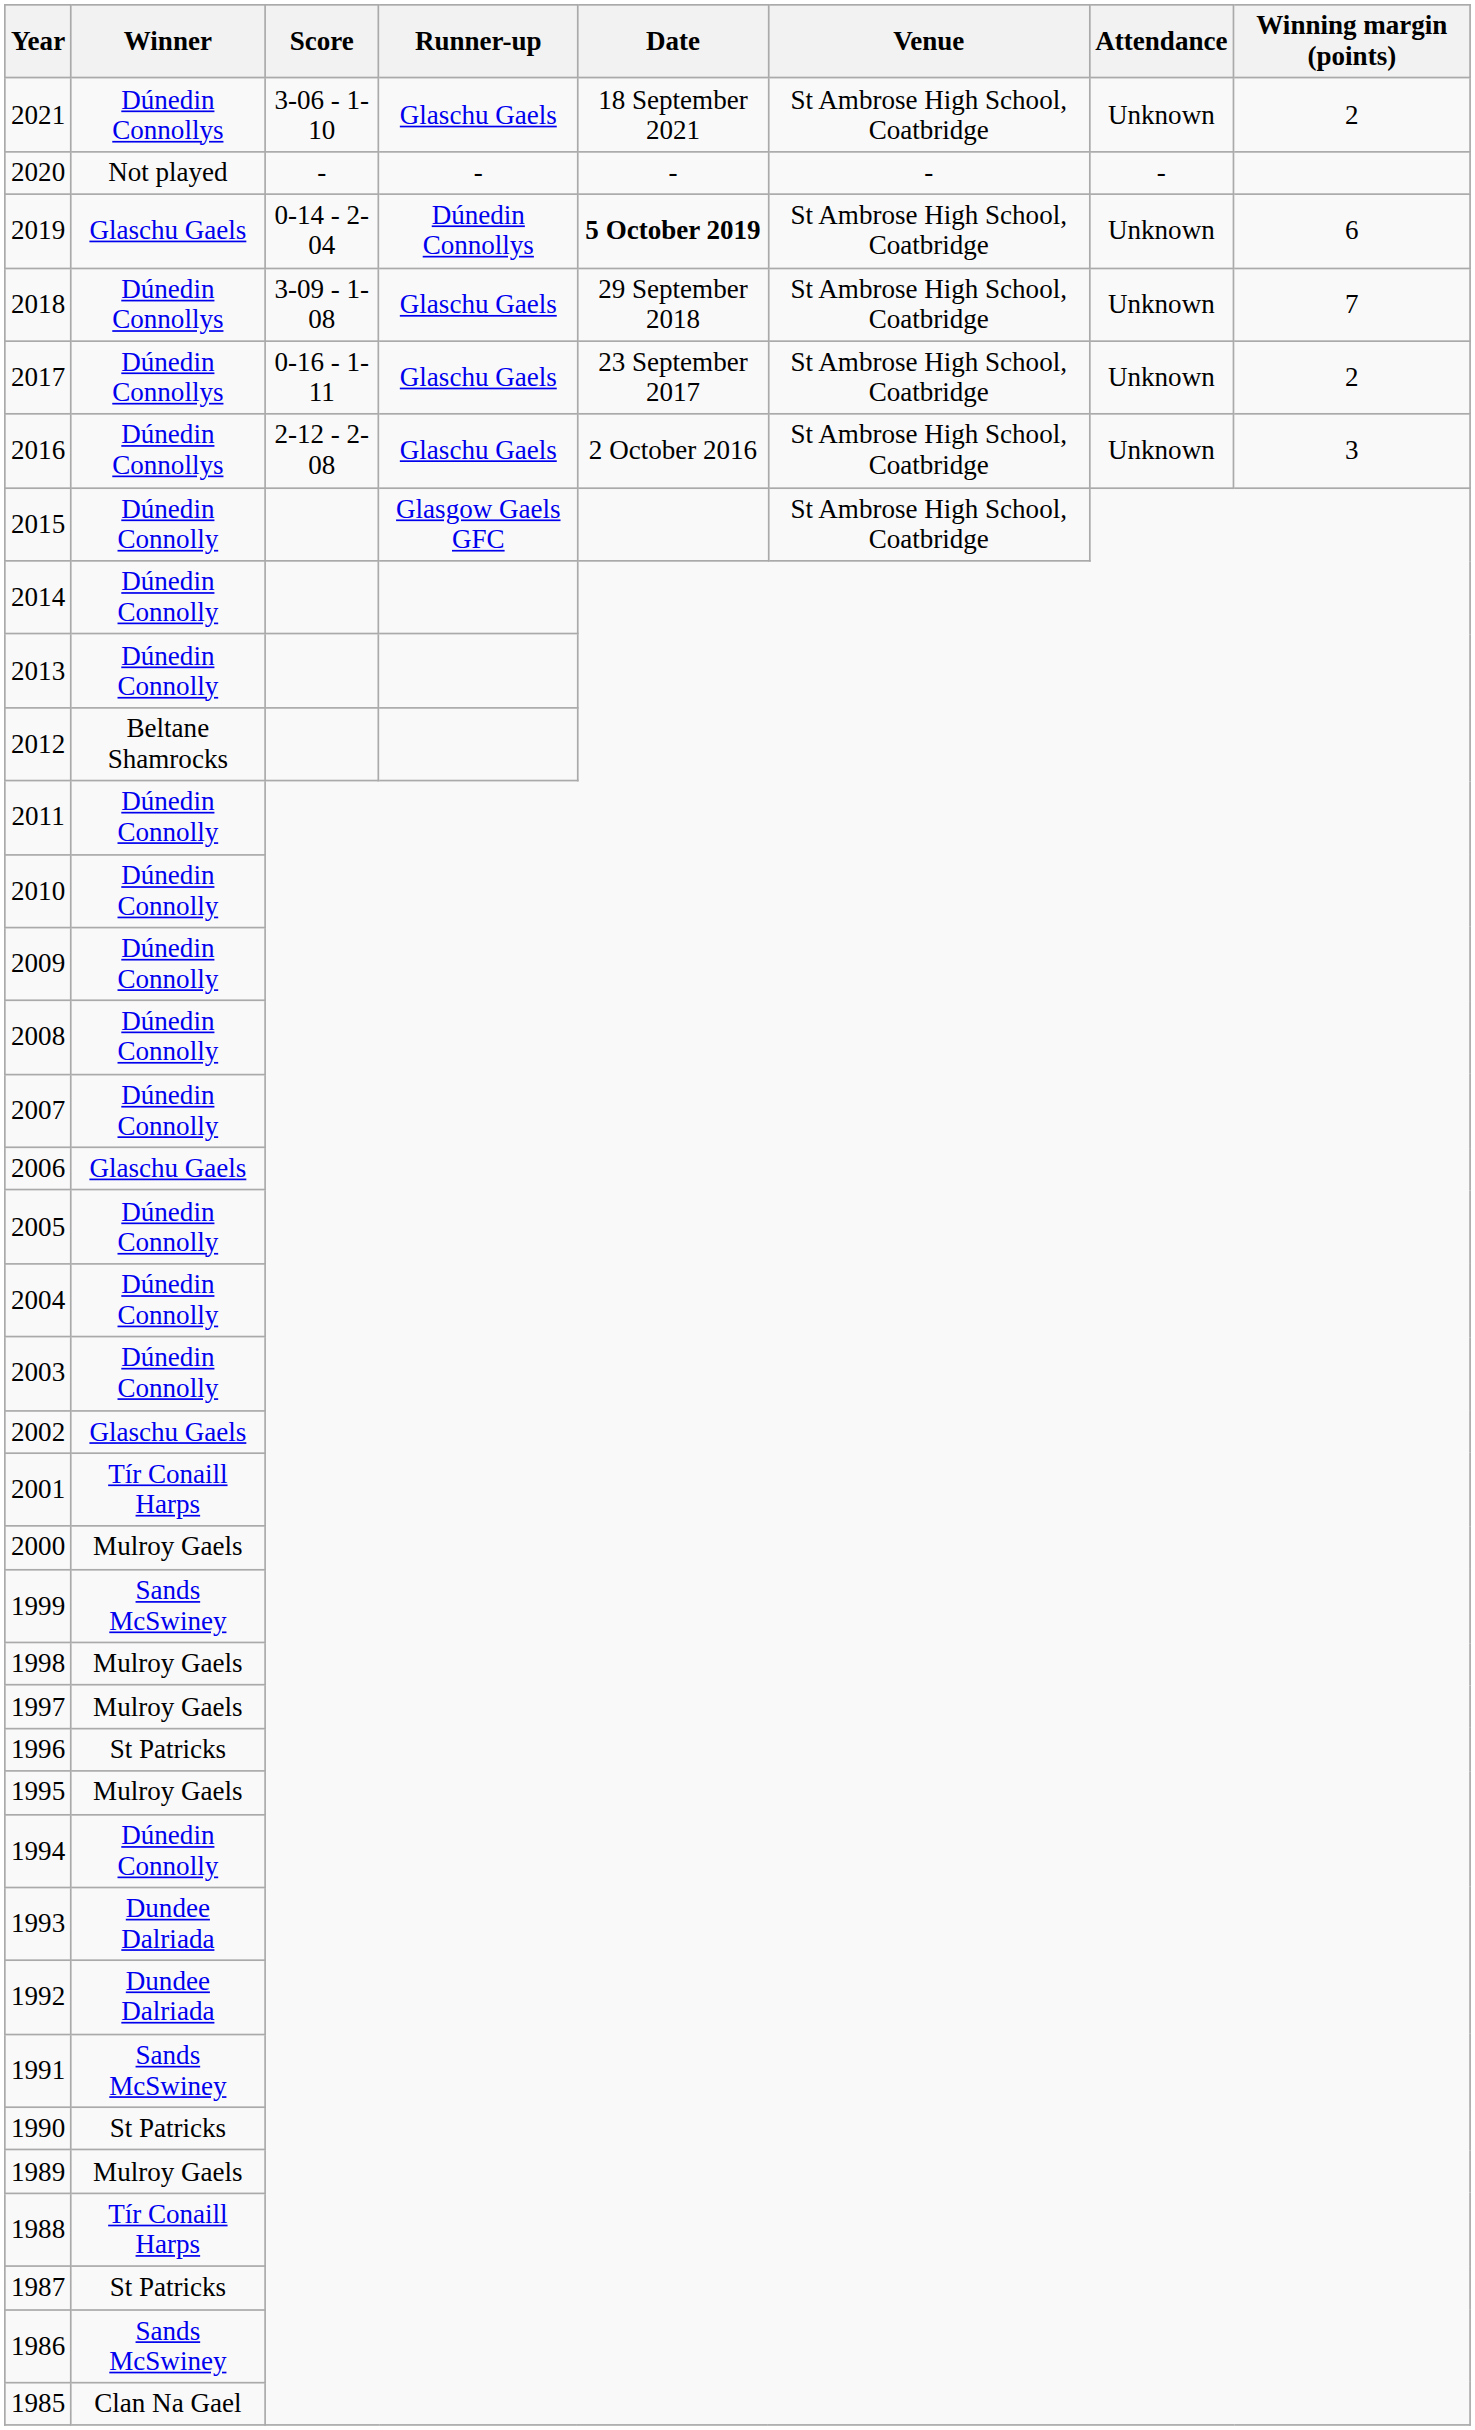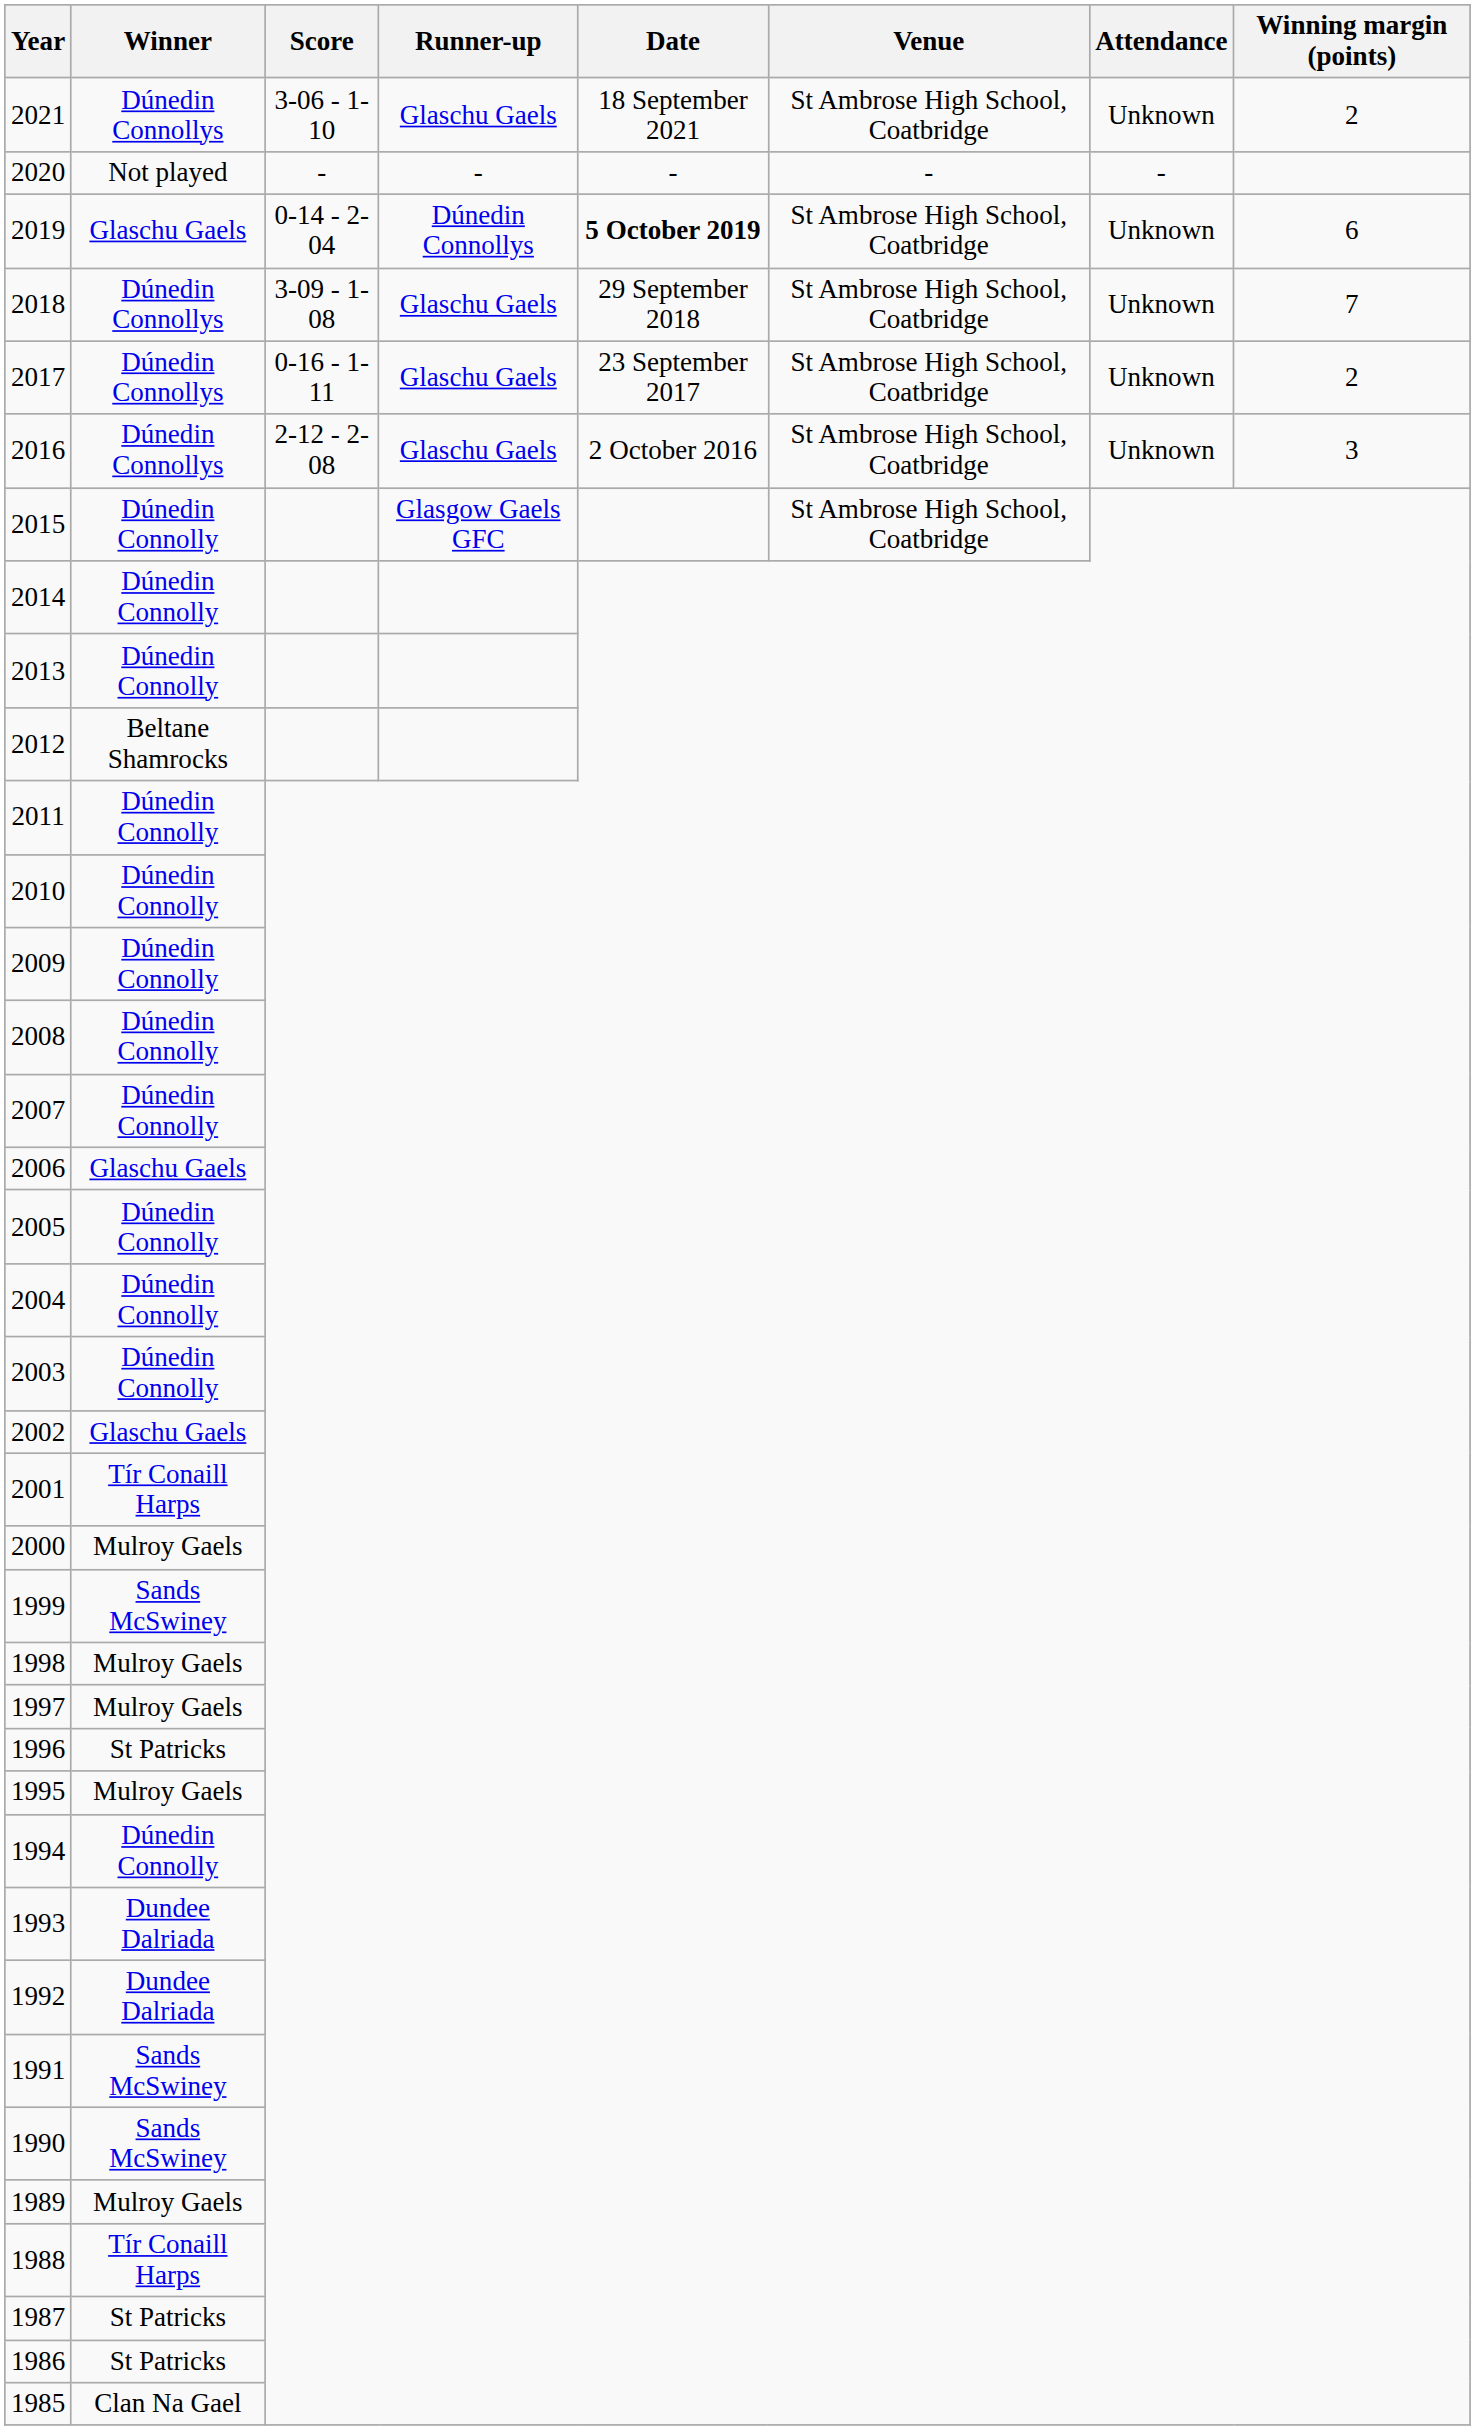(168, 2128) St Patricks -> (168, 2143) Sands McSwiney
(168, 2345) Sands McSwiney -> (168, 2360) St Patricks
